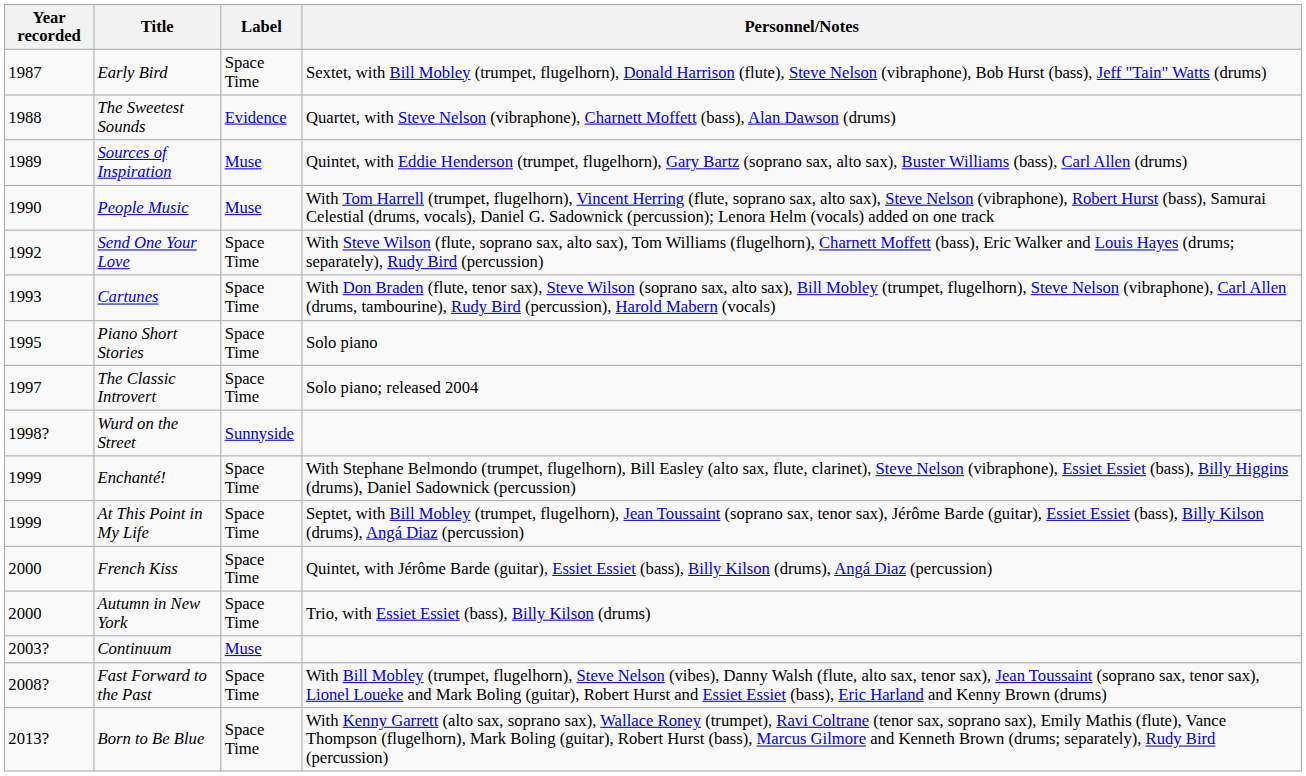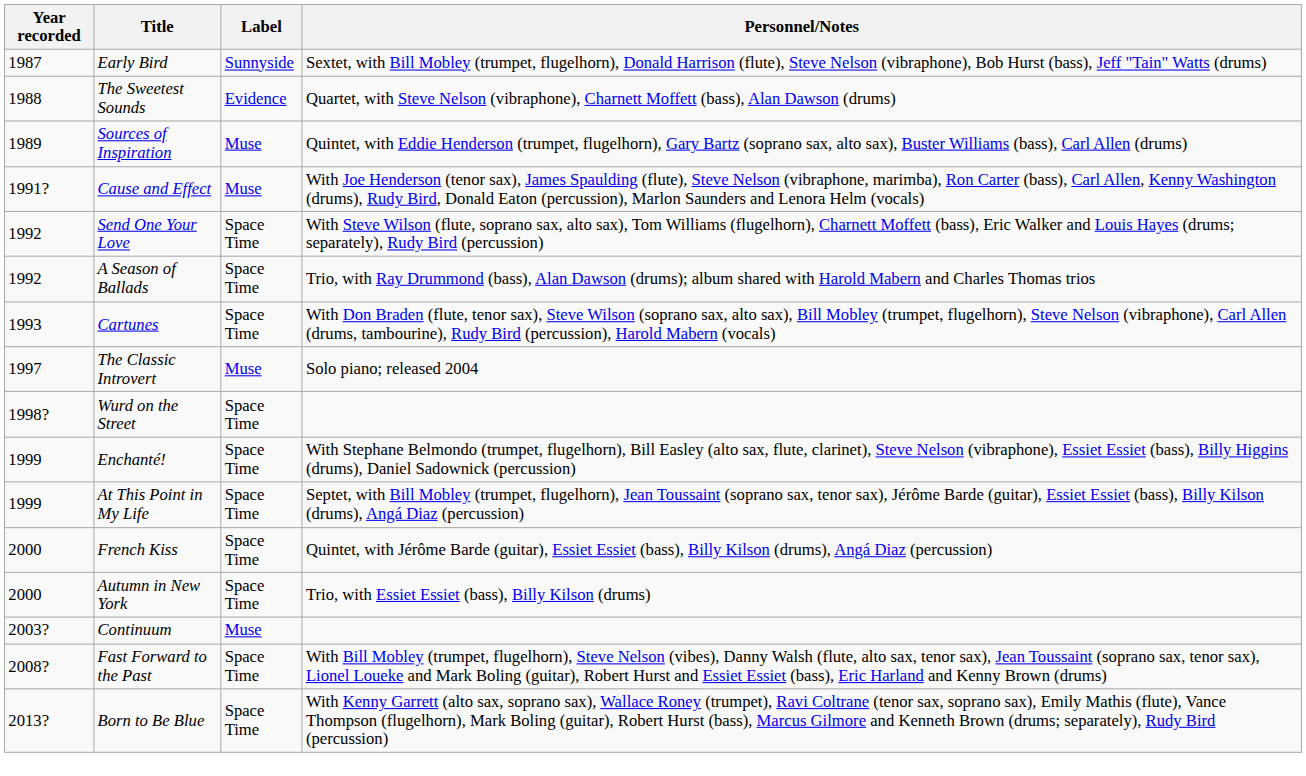(245, 72) Space Time -> (259, 62) Sunnyside
- row: (143, 207)
+ row: (154, 188)
+ row: (137, 278)
- row: (138, 342)
(245, 387) Space Time -> (243, 369) Muse
(259, 433) Sunnyside -> (245, 414) Space Time
